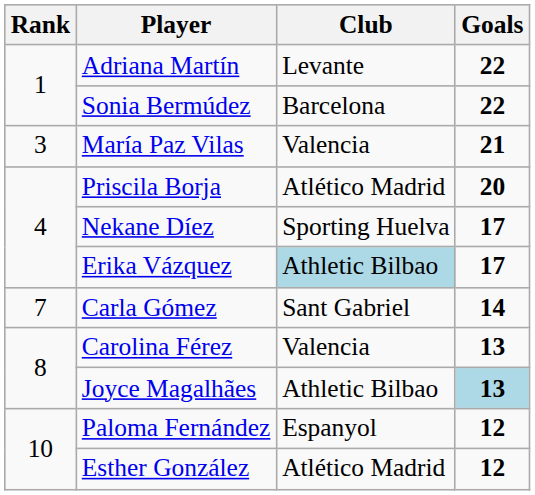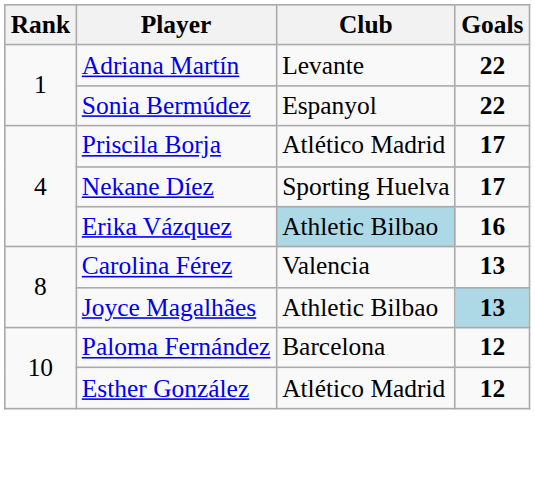(334, 105) Barcelona -> (329, 105) Espanyol
- row: (163, 145)
(492, 186) 20 -> (492, 145) 17
(492, 266) 17 -> (492, 226) 16
- row: (149, 307)
(329, 428) Espanyol -> (334, 347) Barcelona
